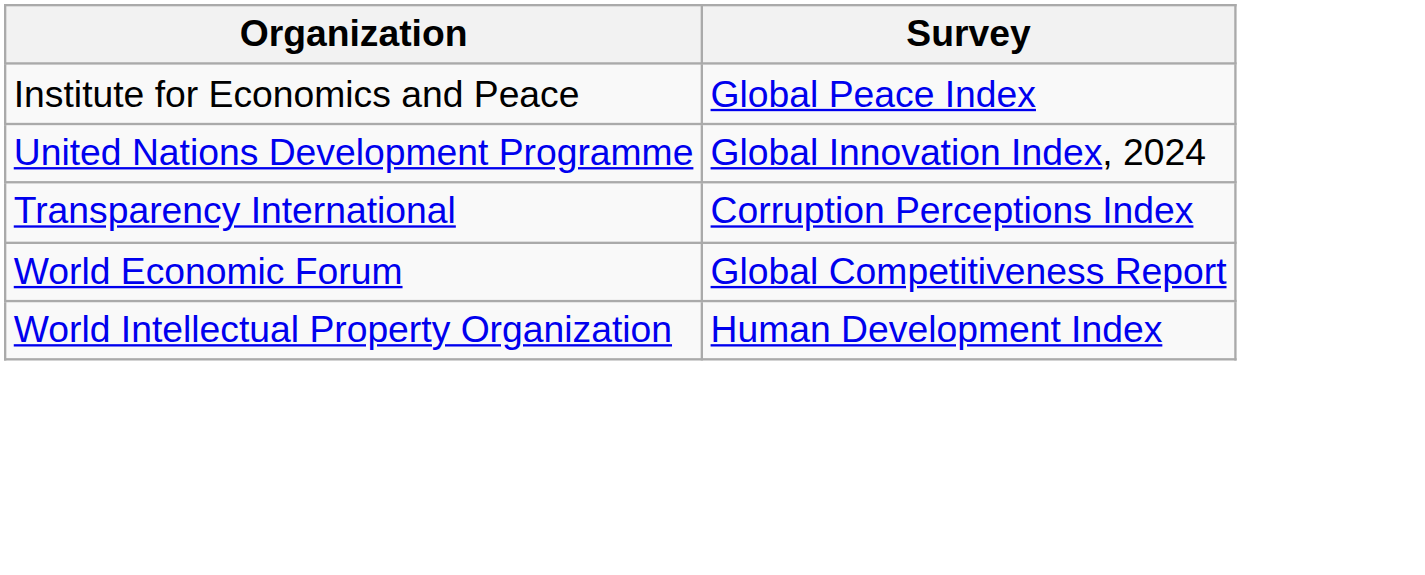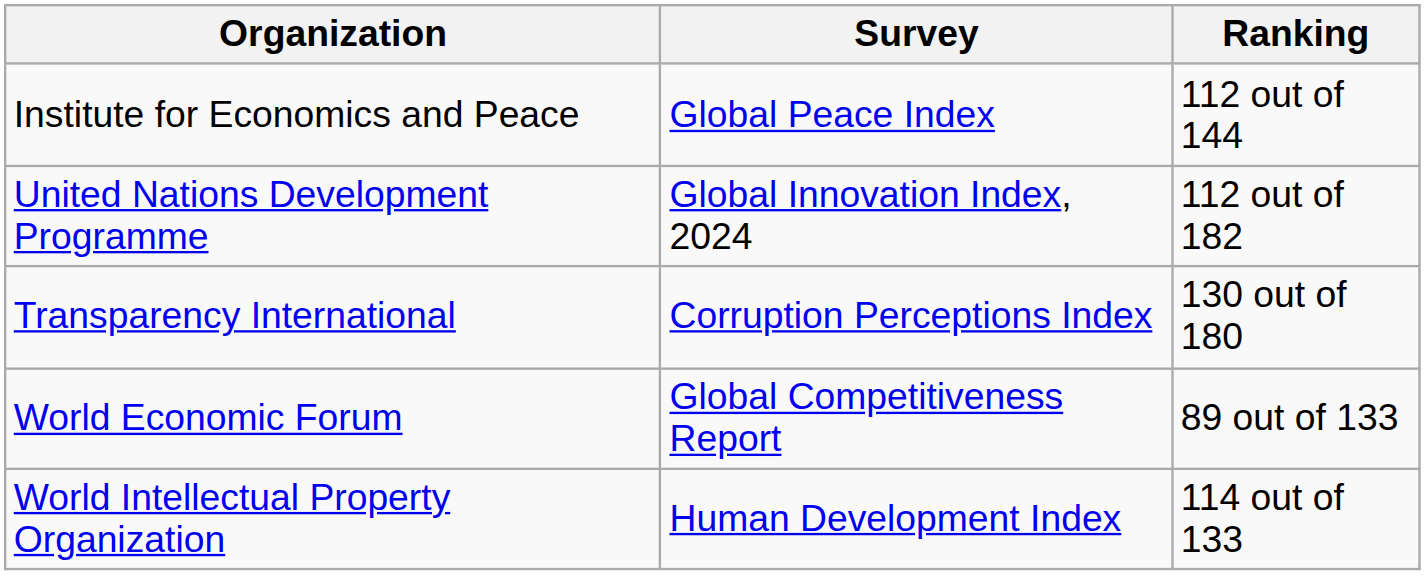+ column: (1296, 34)
